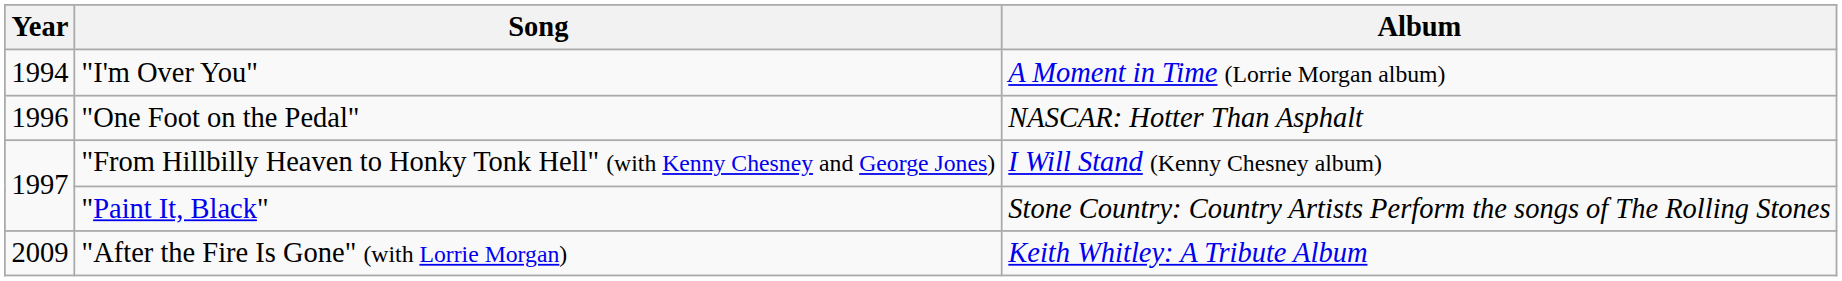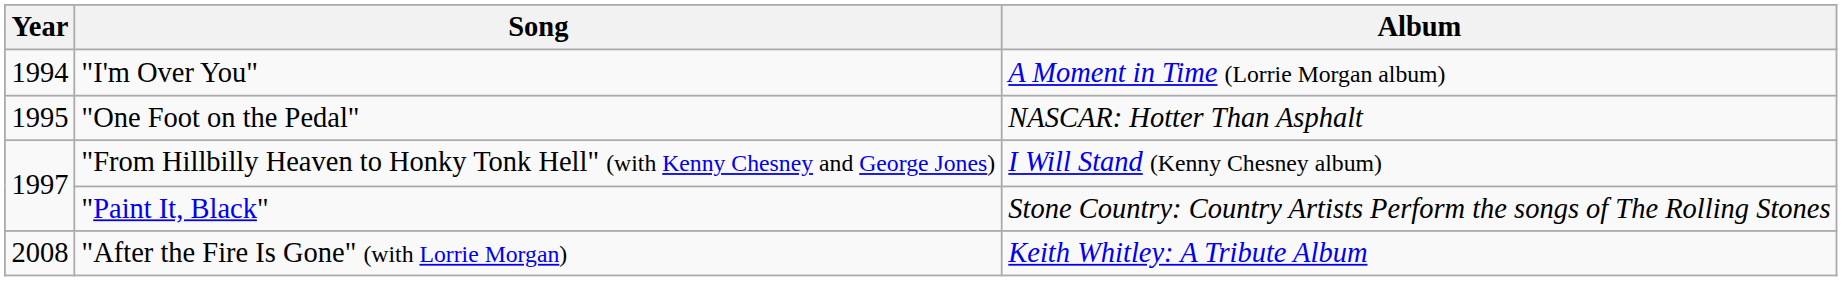(40, 117) 1996 -> (40, 117) 1995
(40, 252) 2009 -> (40, 252) 2008
